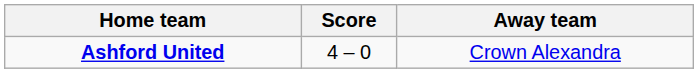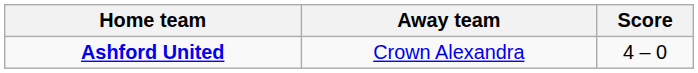columns swapped: (349, 21) <-> (545, 21)
